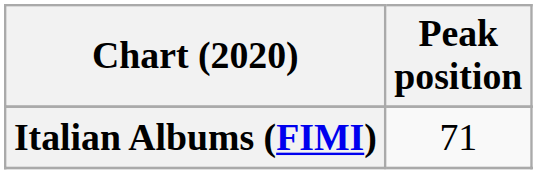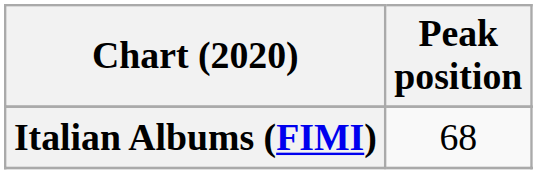(458, 136) 71 -> (458, 136) 68
